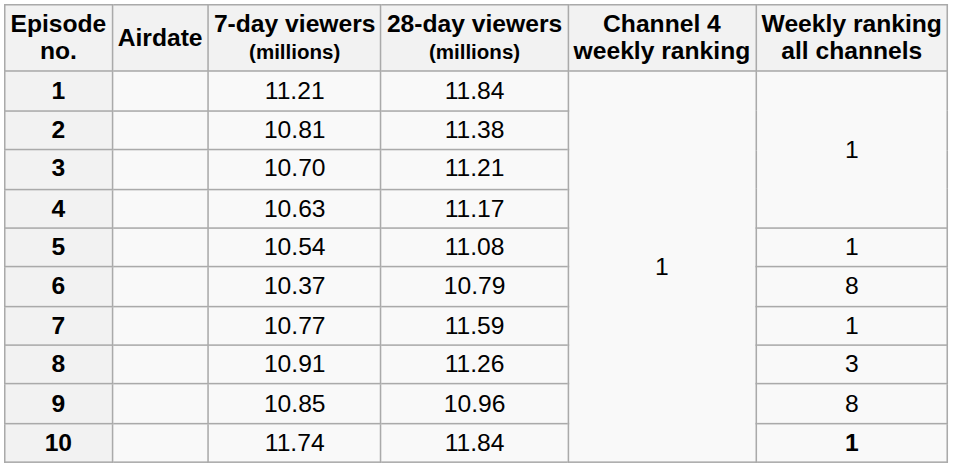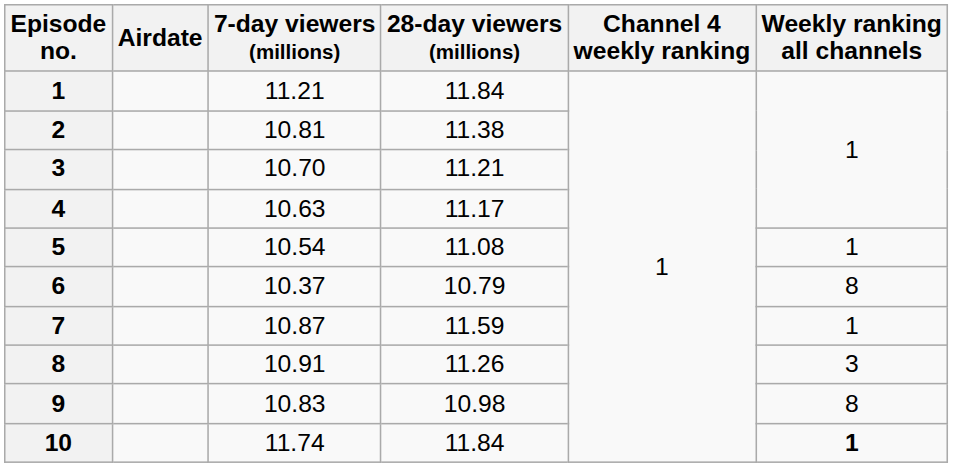(295, 325) 10.77 -> (295, 325) 10.87
(295, 403) 10.85 -> (295, 403) 10.83
(475, 403) 10.96 -> (475, 403) 10.98
